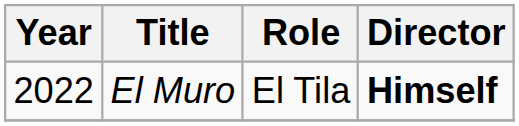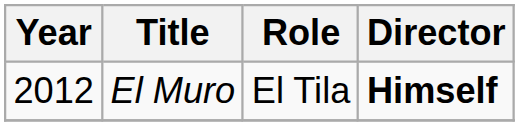(54, 90) 2022 -> (54, 90) 2012
